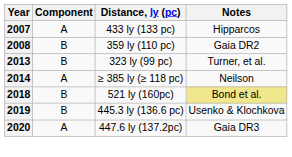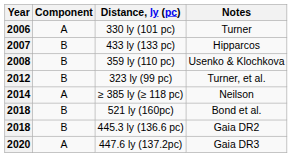+ row: (141, 29)
(64, 29) A -> (64, 45) B
(237, 45) Gaia DR2 -> (237, 62) Usenko & Klochkova
(19, 62) 2013 -> (19, 78) 2012
(237, 95) khaki background -> (237, 111) no background
(19, 111) 2019 -> (19, 128) 2018
(237, 111) Usenko & Klochkova -> (237, 128) Gaia DR2
